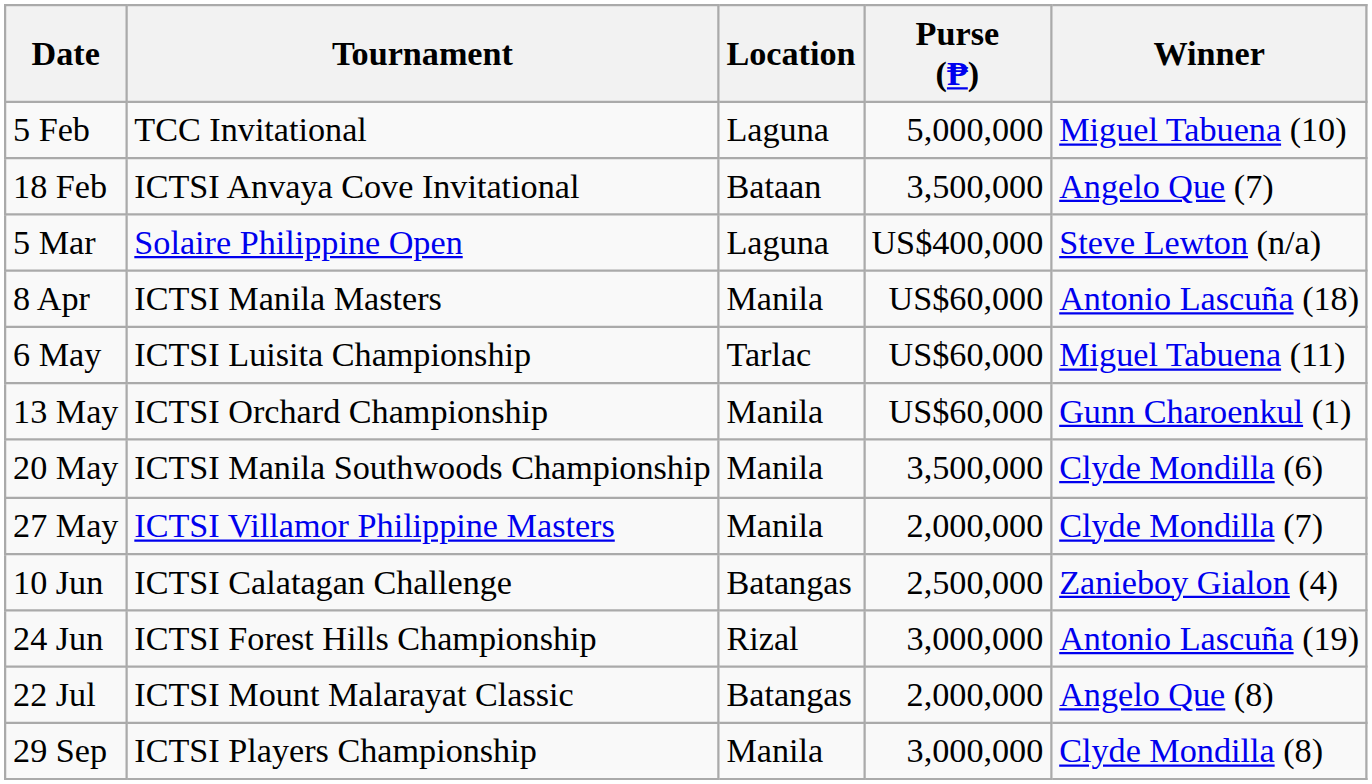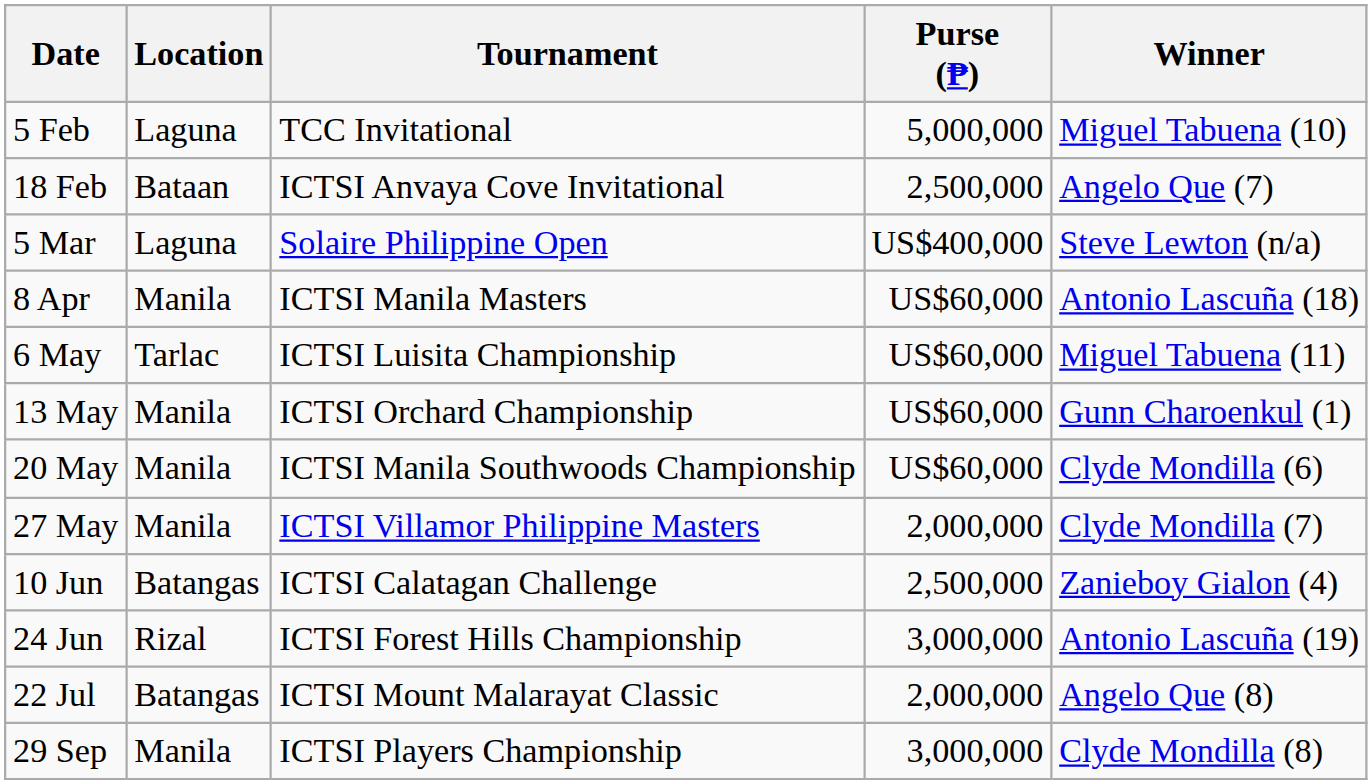columns swapped: (422, 53) <-> (791, 53)
(975, 186) 3,500,000 -> (975, 186) 2,500,000
(975, 468) 3,500,000 -> (966, 468) US$60,000
